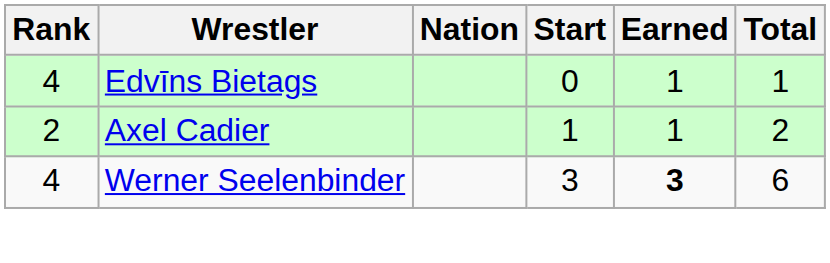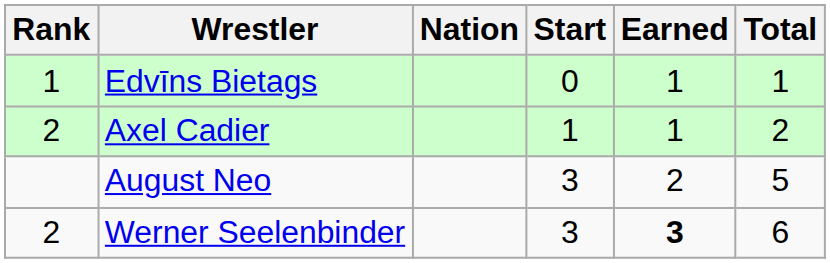(51, 80) 4 -> (51, 80) 1
+ row: (188, 181)
(51, 181) 4 -> (51, 231) 2
